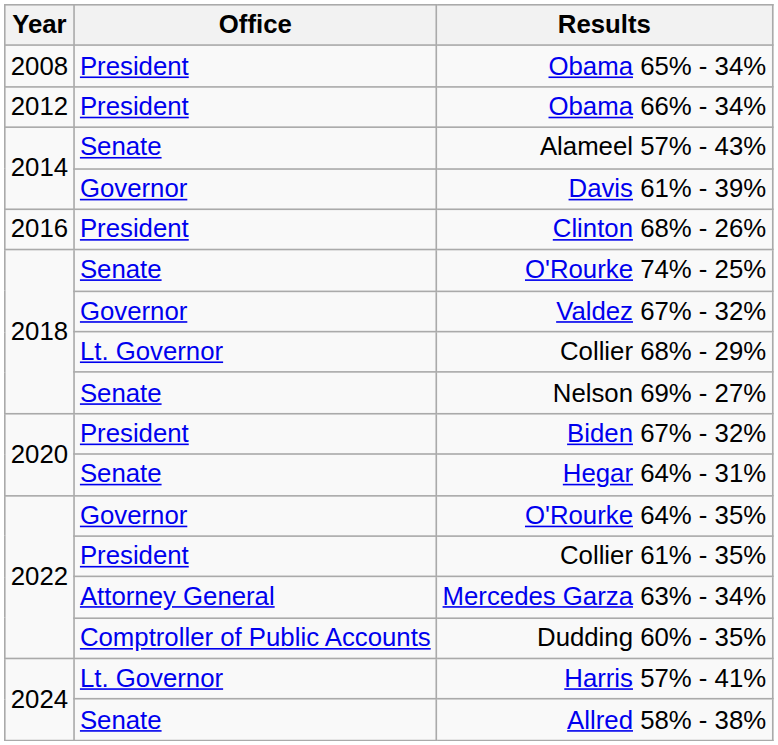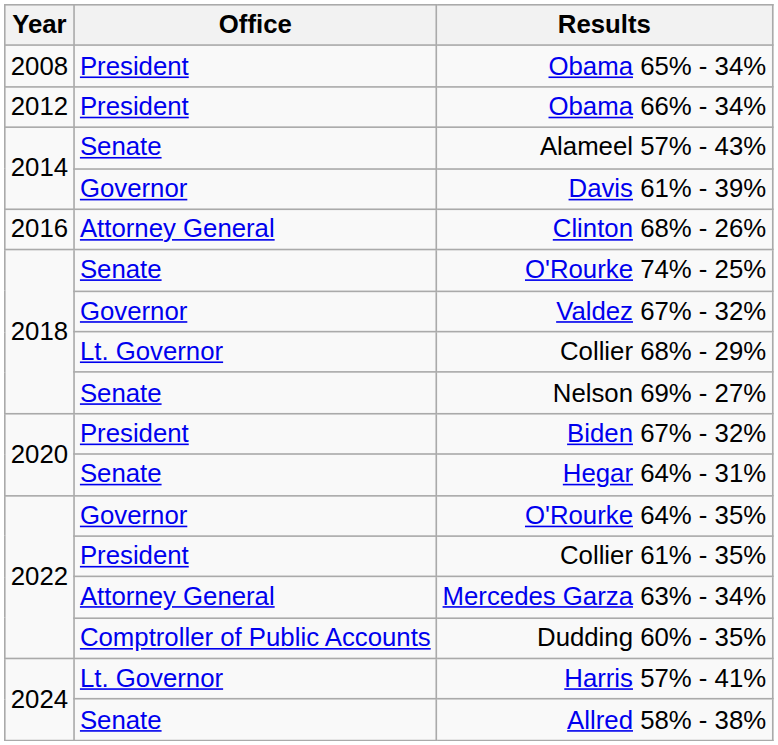(134, 229) President -> (177, 229) Attorney General
